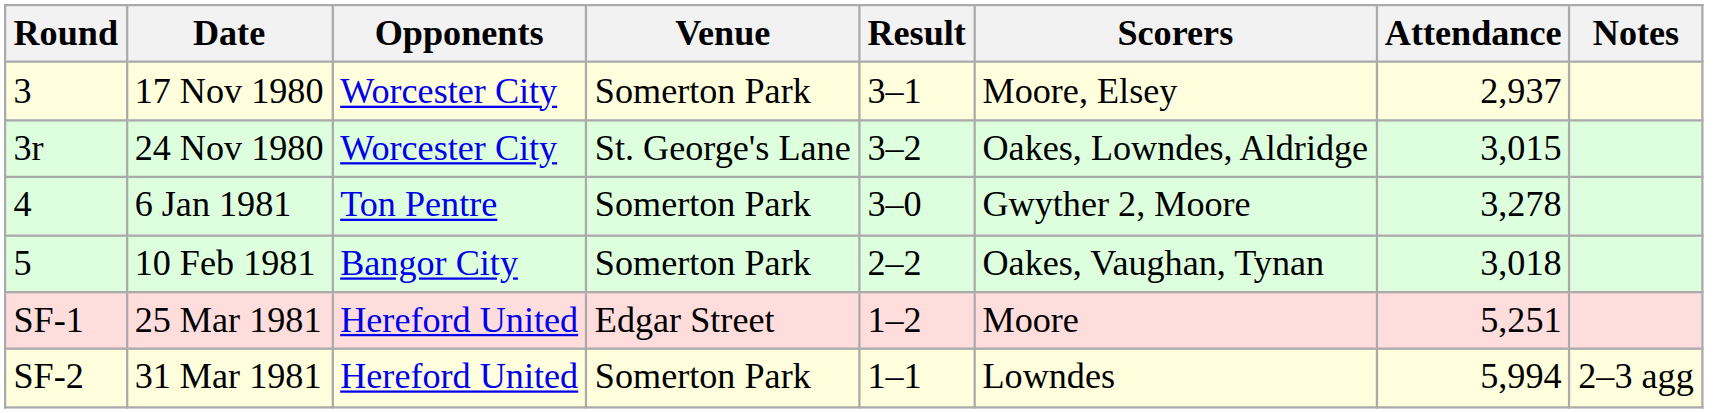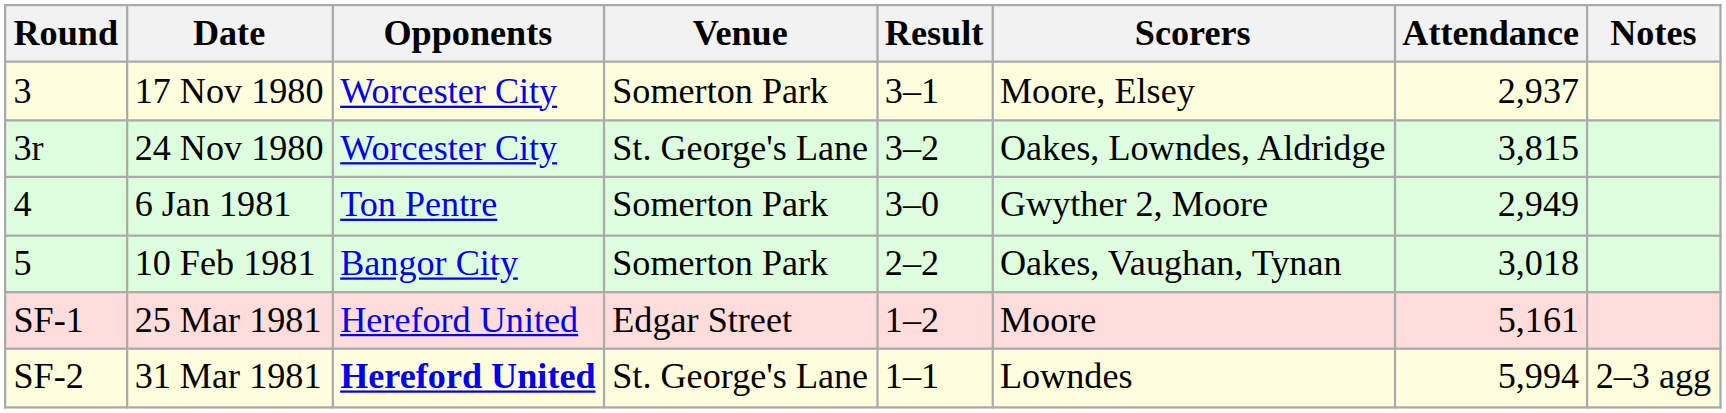(1521, 147) 3,015 -> (1538, 147) 3,815
(1521, 205) 3,278 -> (1538, 205) 2,949
(1521, 319) 5,251 -> (1538, 319) 5,161
(459, 377) normal -> (468, 377) bold
(703, 377) Somerton Park -> (740, 377) St. George's Lane
